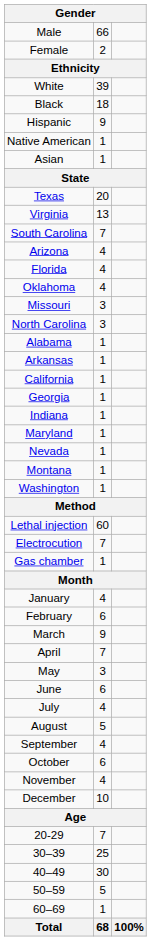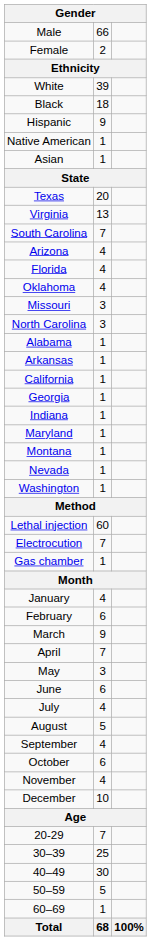rows swapped: (49, 470) <-> (49, 452)
